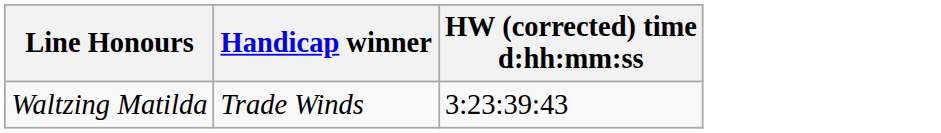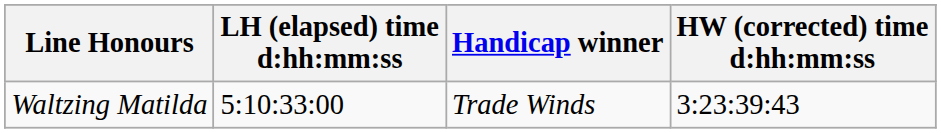+ column: (330, 43)
